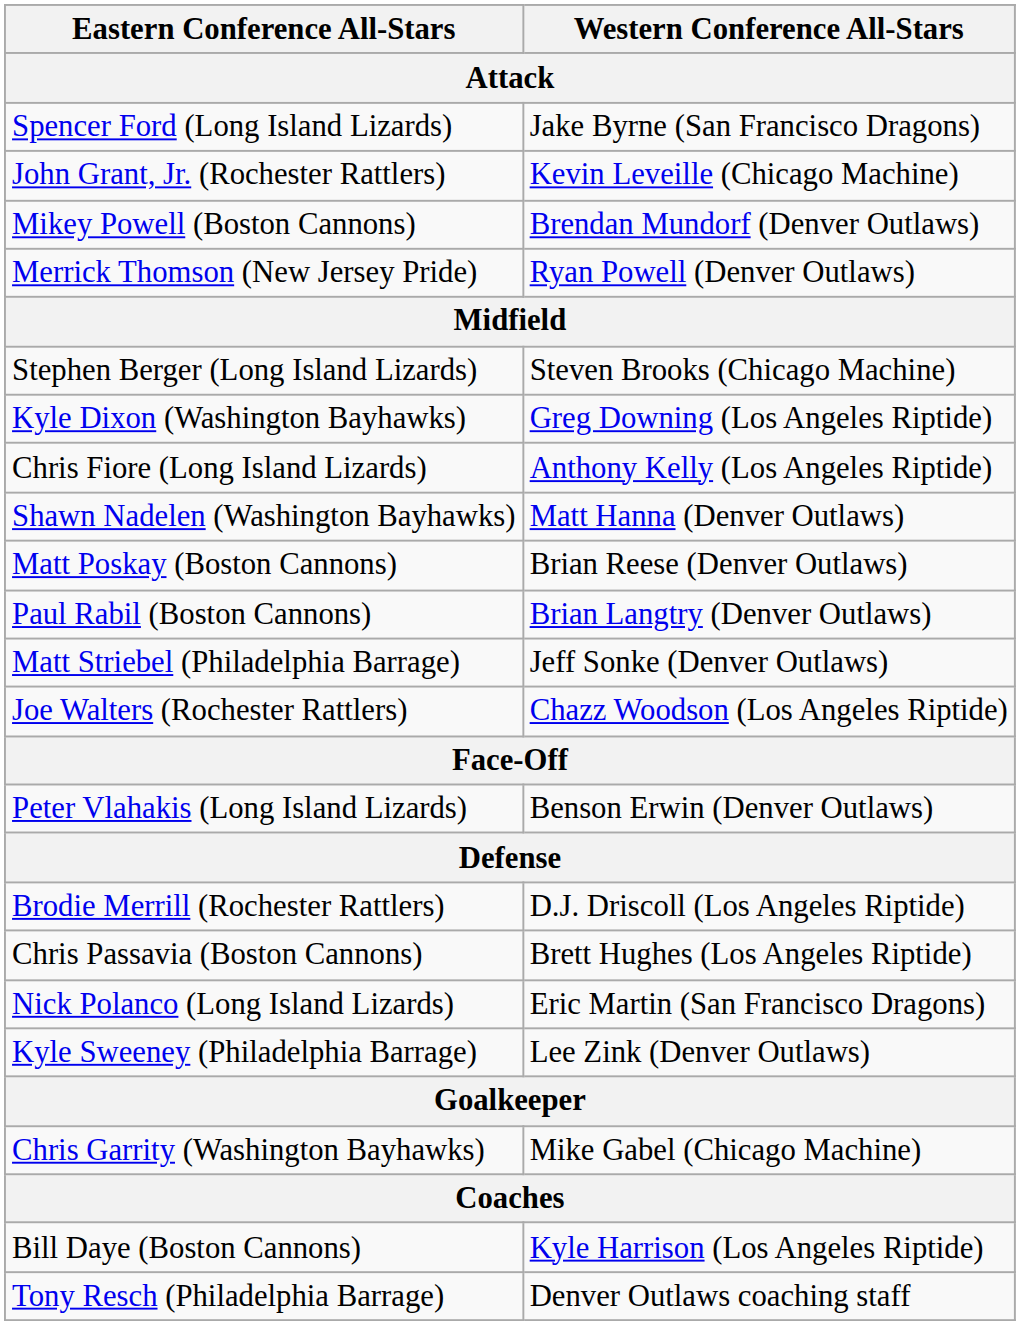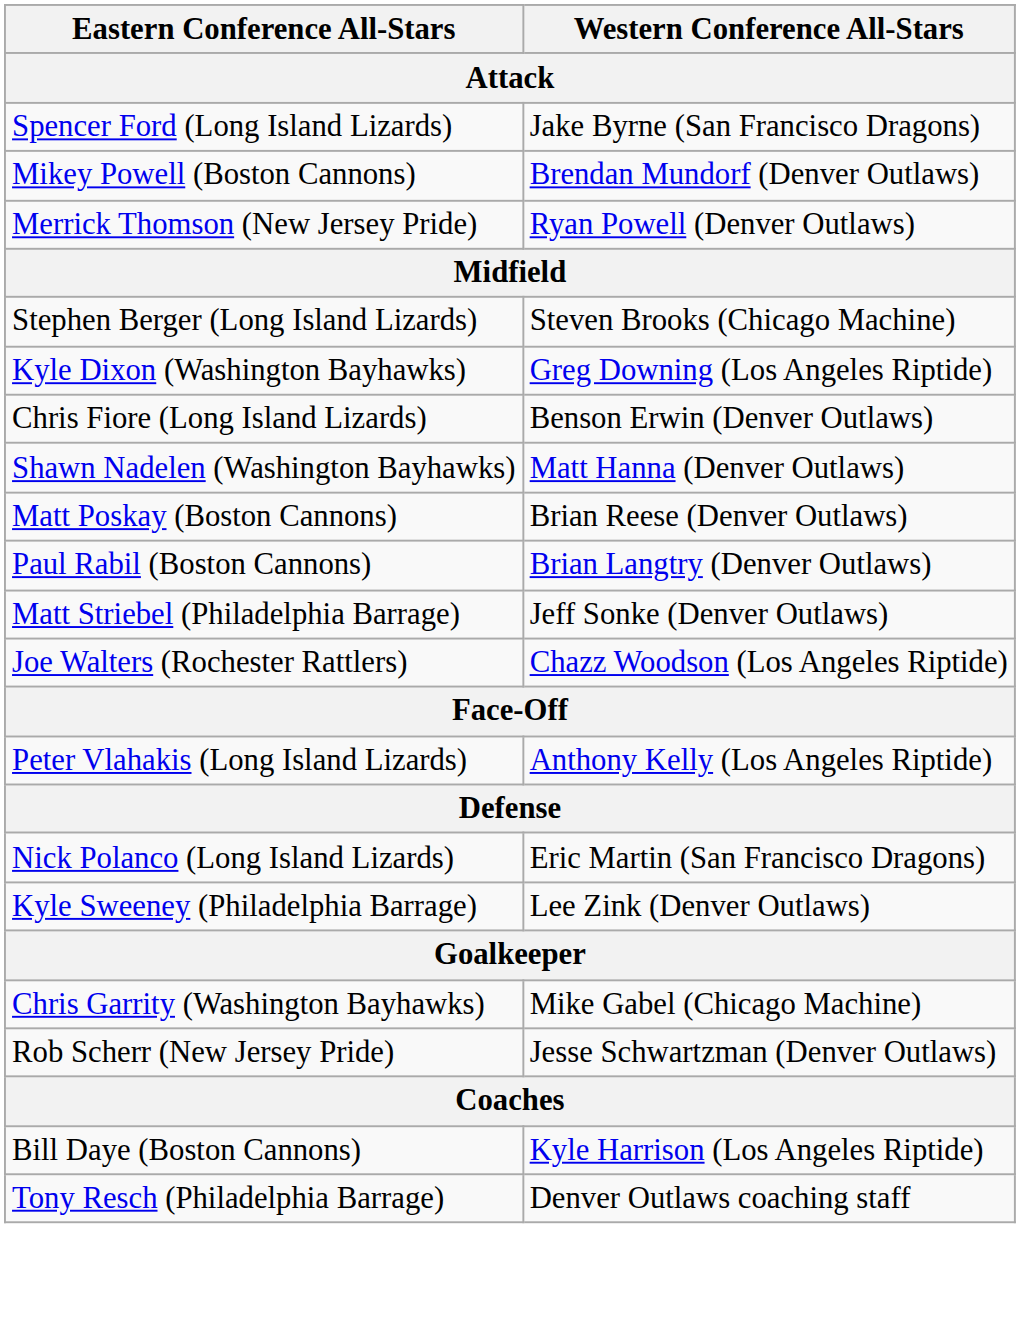- row: (229, 175)
(761, 467) Anthony Kelly (Los Angeles Riptide) -> (731, 418) Benson Erwin (Denver Outlaws)
(731, 808) Benson Erwin (Denver Outlaws) -> (761, 759) Anthony Kelly (Los Angeles Riptide)
- row: (228, 905)
- row: (217, 954)
+ row: (203, 1051)
